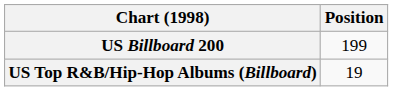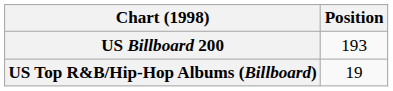(354, 45) 199 -> (354, 45) 193
